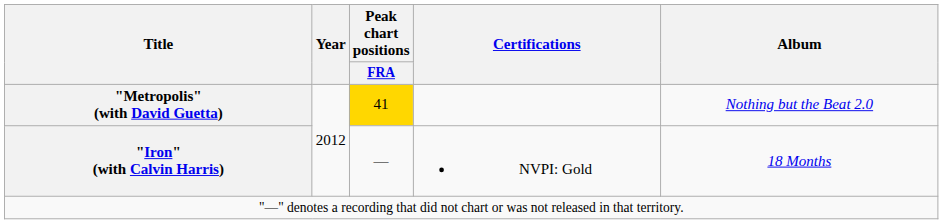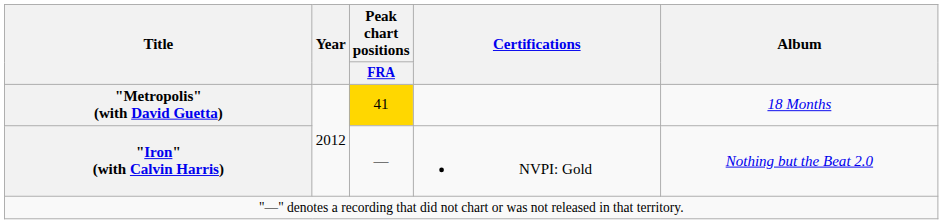(799, 104) Nothing but the Beat 2.0 -> (799, 104) 18 Months
(799, 160) 18 Months -> (799, 160) Nothing but the Beat 2.0
